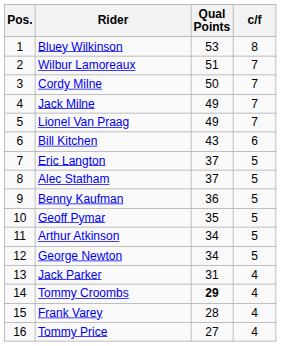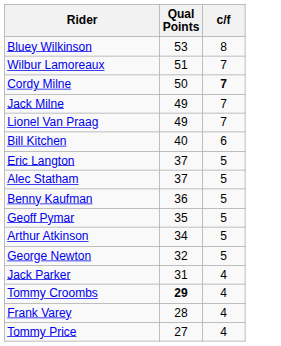- column: (20, 20)
(254, 84) normal -> (224, 84) bold
(212, 141) 43 -> (181, 141) 40
(212, 255) 34 -> (181, 255) 32
